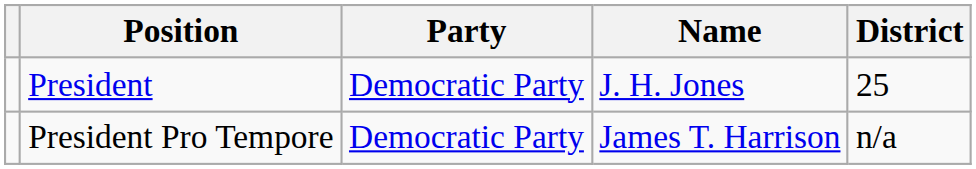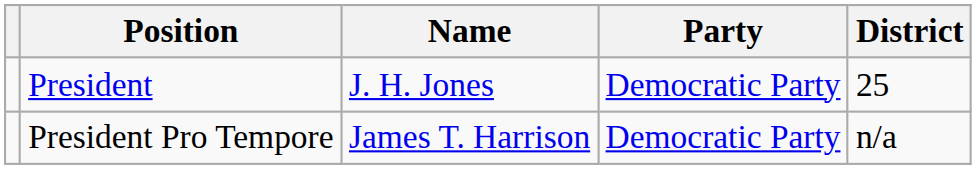columns swapped: (720, 31) <-> (466, 31)
